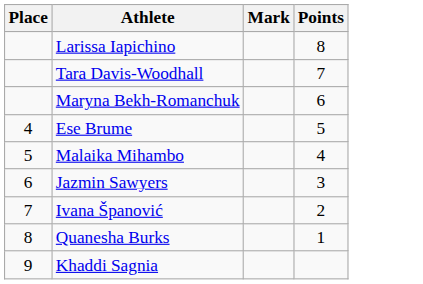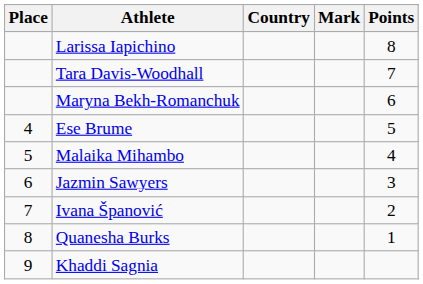+ column: (279, 18)
